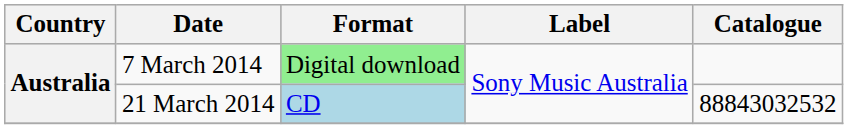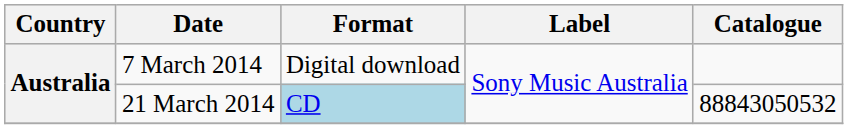(373, 63) lightgreen background -> (373, 63) no background
(768, 103) 88843032532 -> (768, 103) 88843050532
